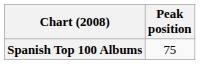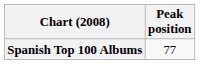(170, 49) 75 -> (170, 49) 77
